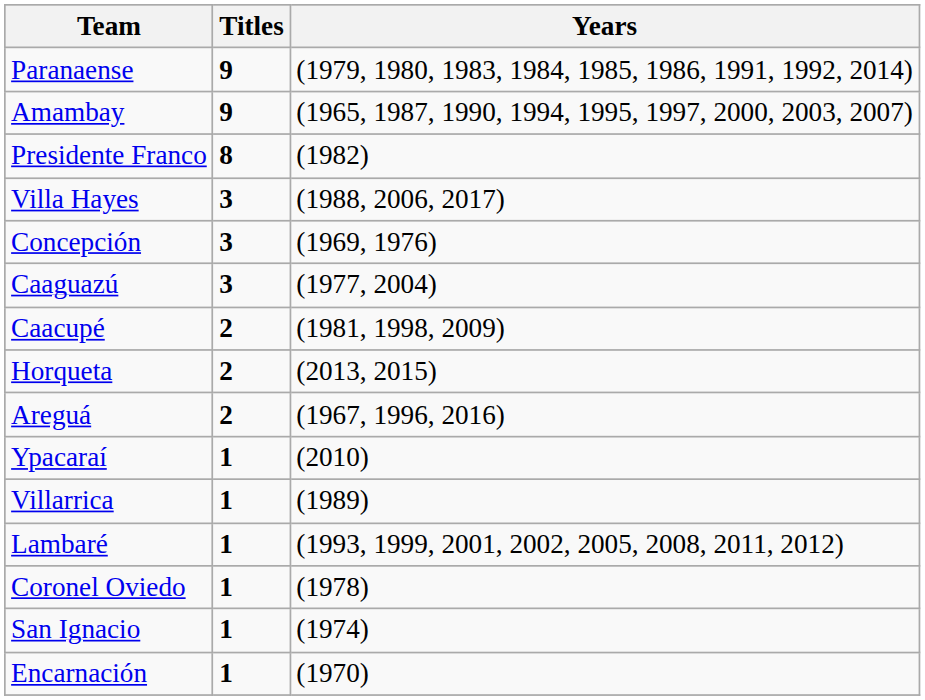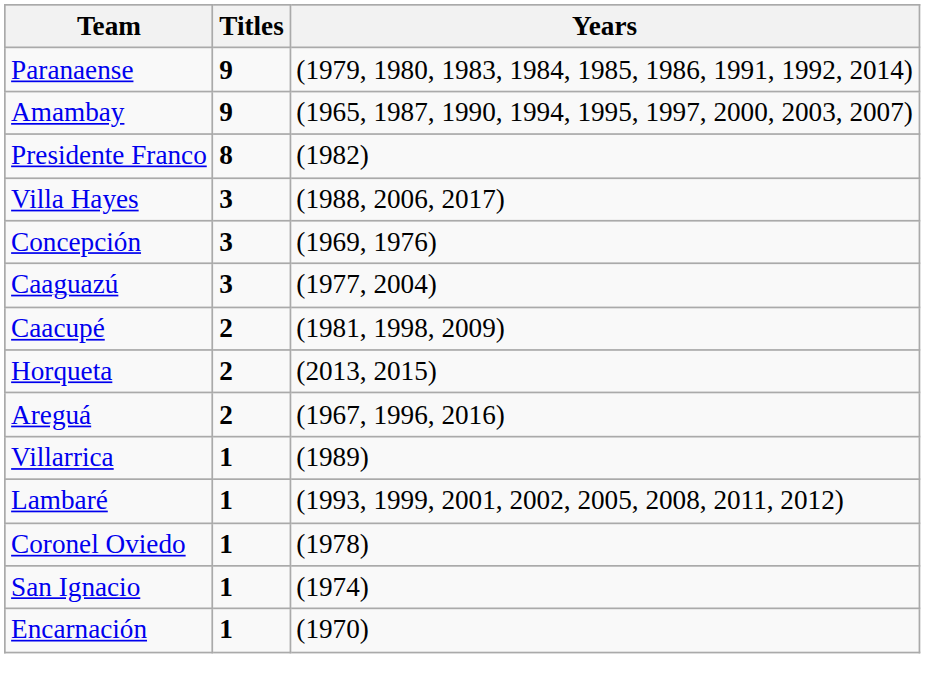- row: (59, 457)
